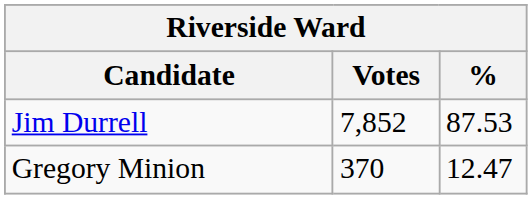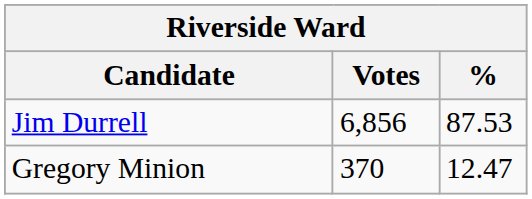(373, 121) 7,852 -> (373, 121) 6,856
